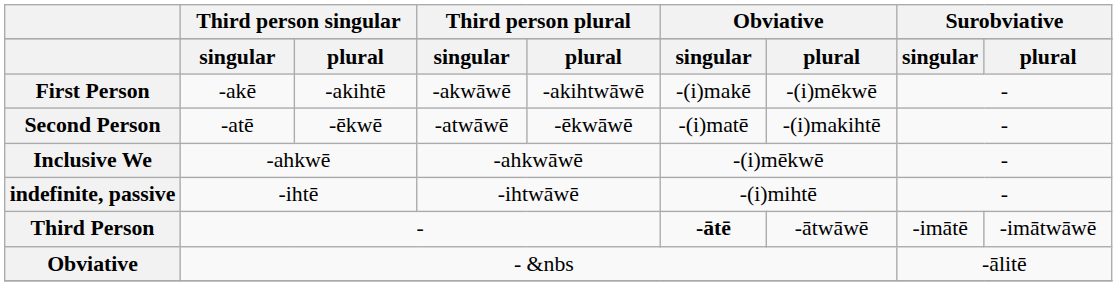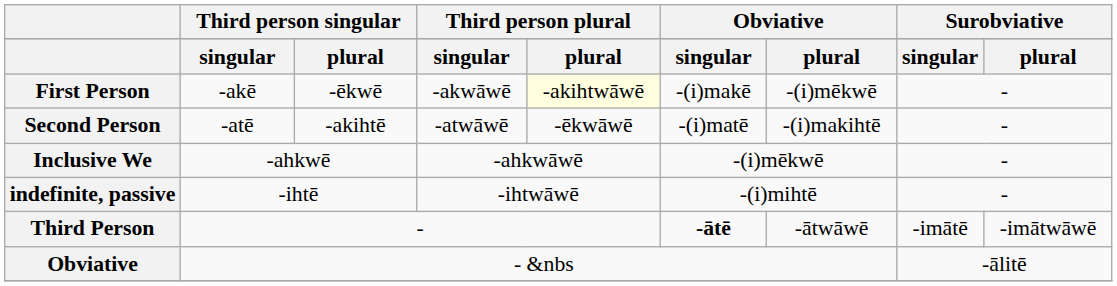(355, 90) -akihtē -> (355, 90) -ēkwē
(593, 90) no background -> (593, 90) lightyellow background
(355, 125) -ēkwē -> (355, 125) -akihtē
